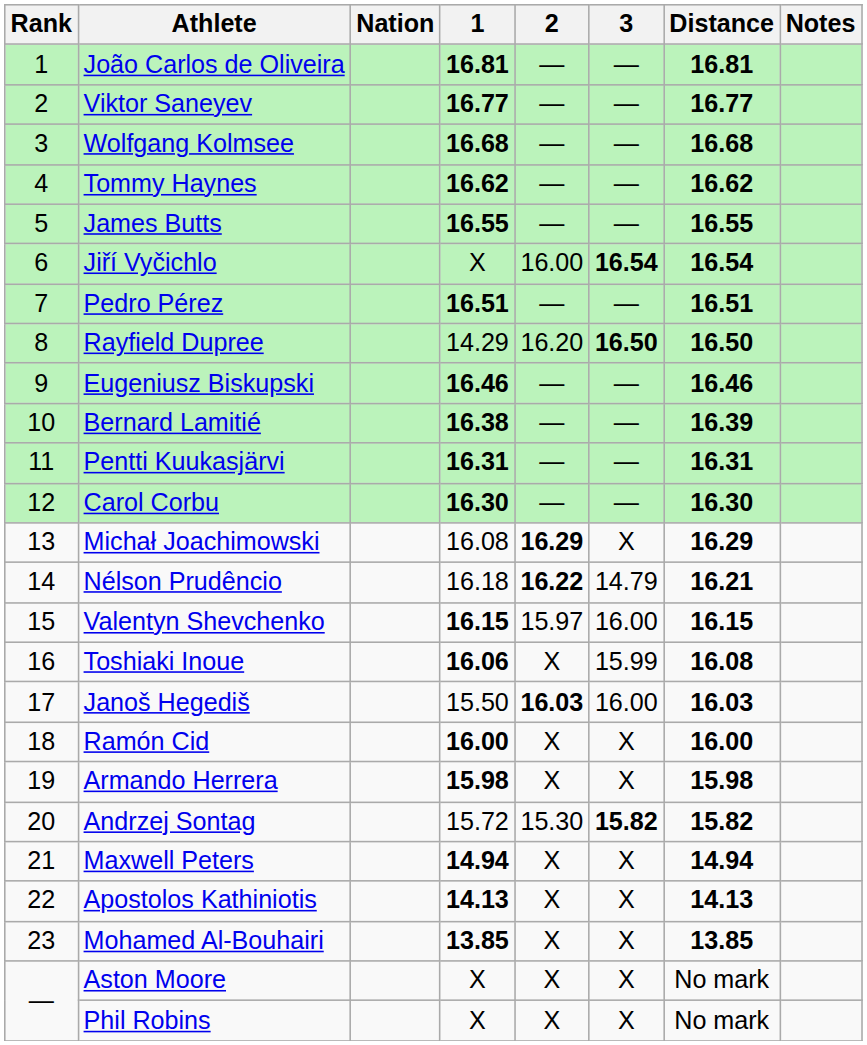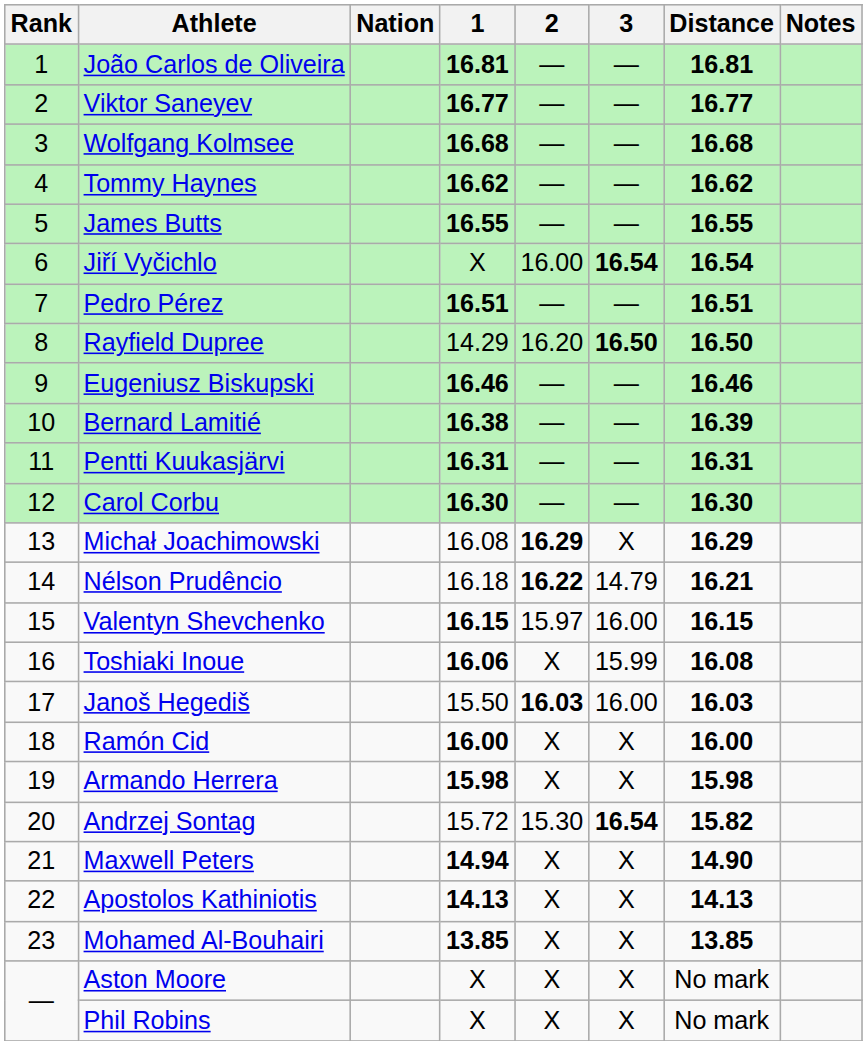(626, 821) 15.82 -> (626, 821) 16.54
(722, 861) 14.94 -> (722, 861) 14.90
